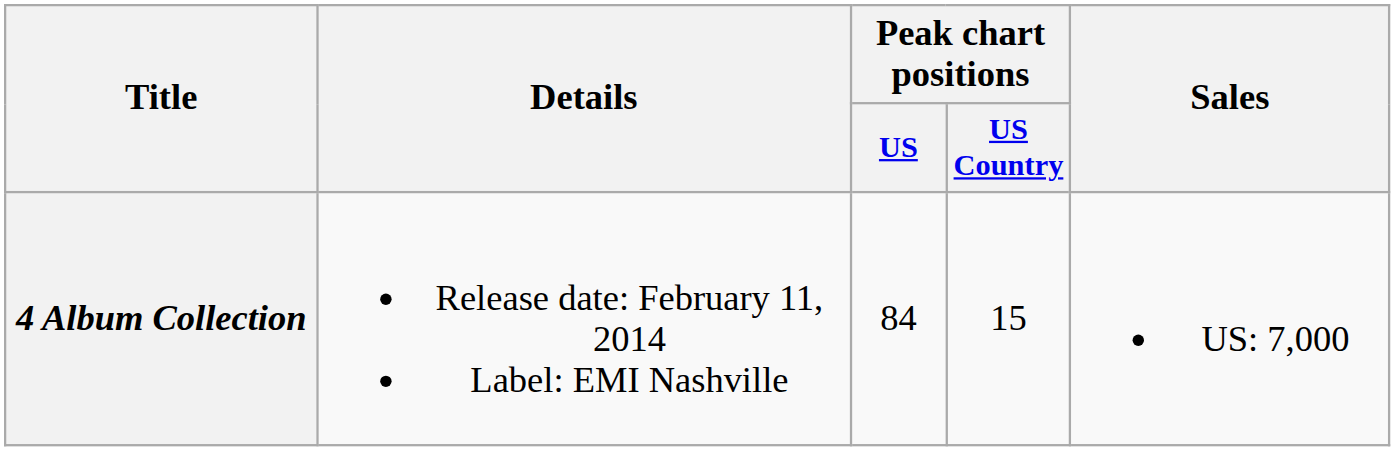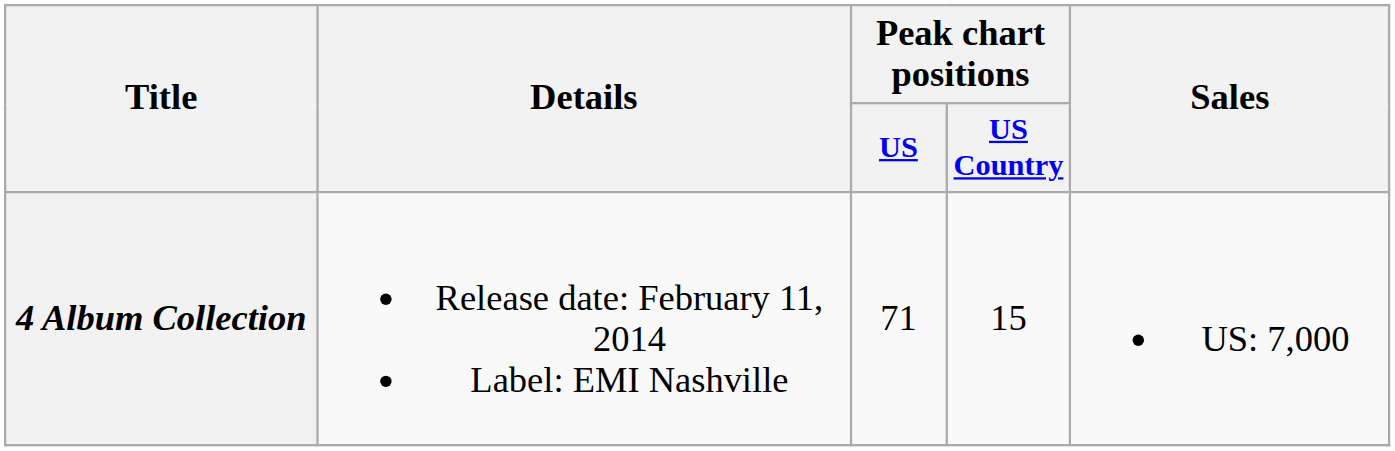(898, 317) 84 -> (898, 317) 71
